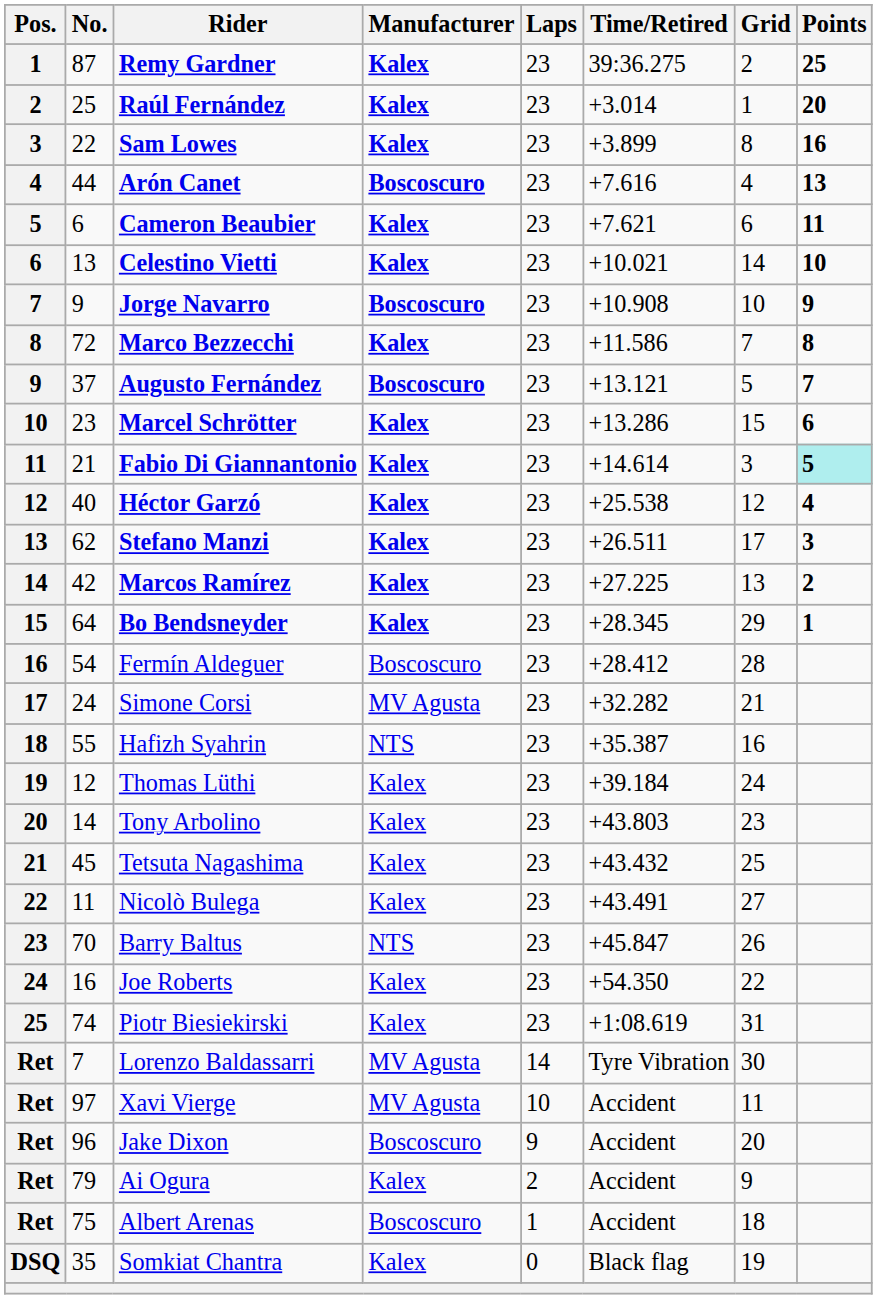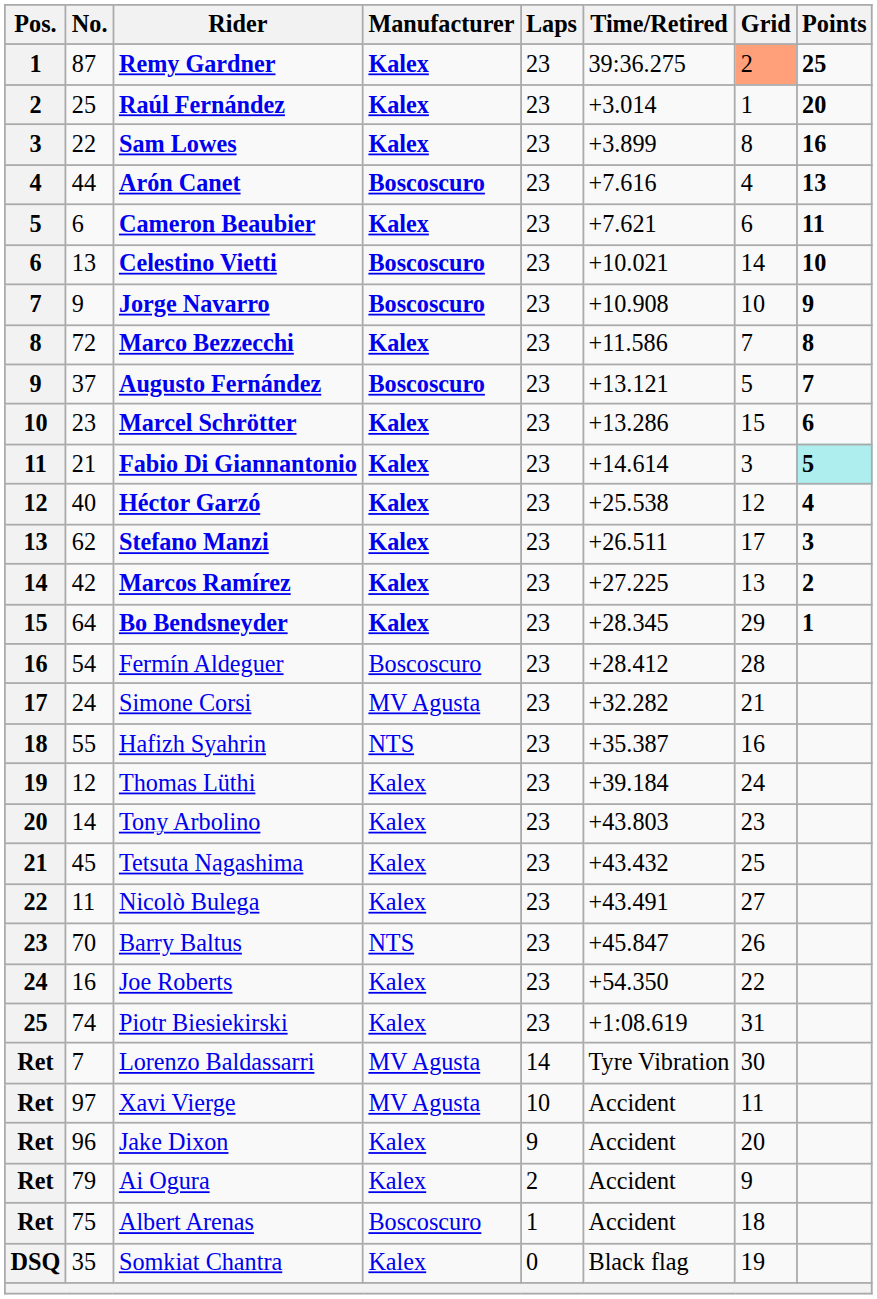(747, 64) no background -> (747, 64) lightsalmon background
(399, 263) Kalex -> (427, 263) Boscoscuro
(425, 1142) Boscoscuro -> (397, 1142) Kalex
